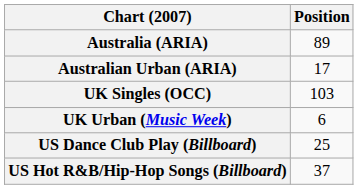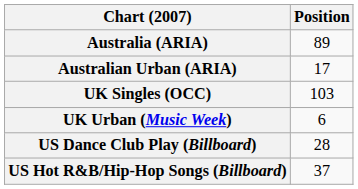(322, 145) 25 -> (322, 145) 28
